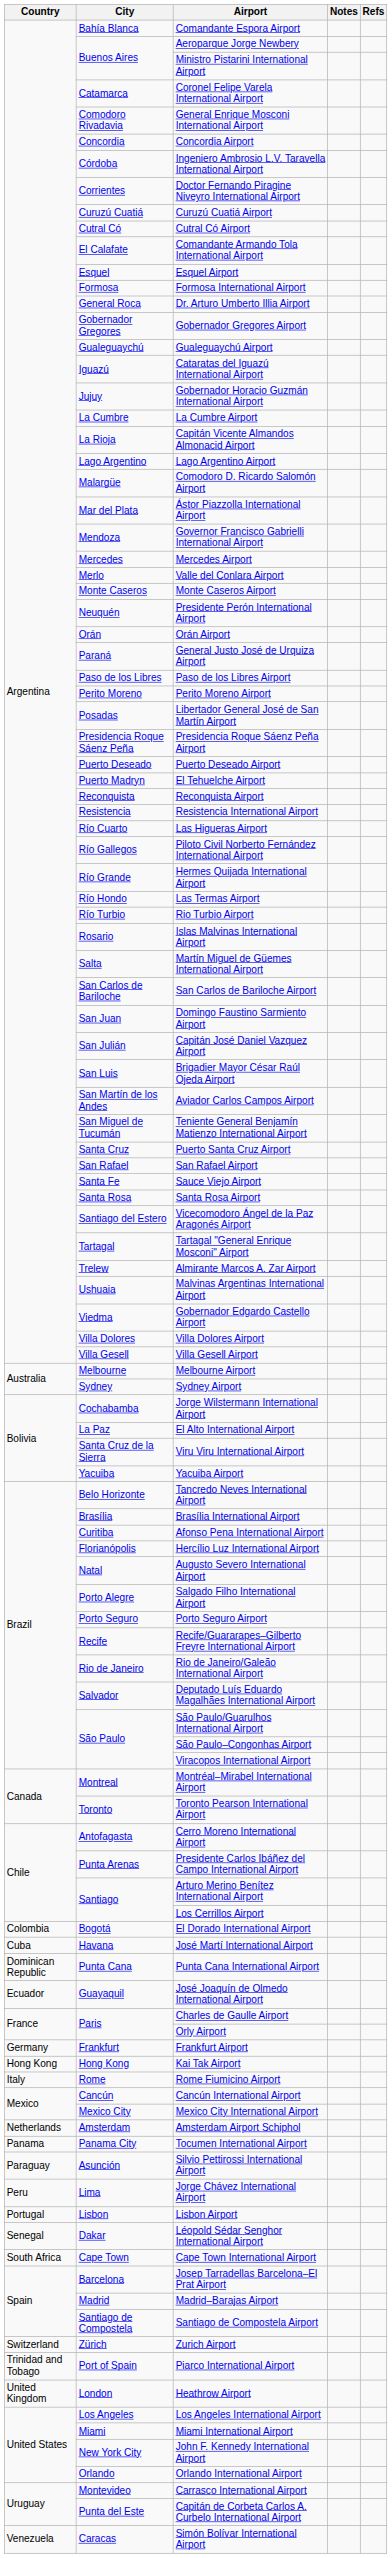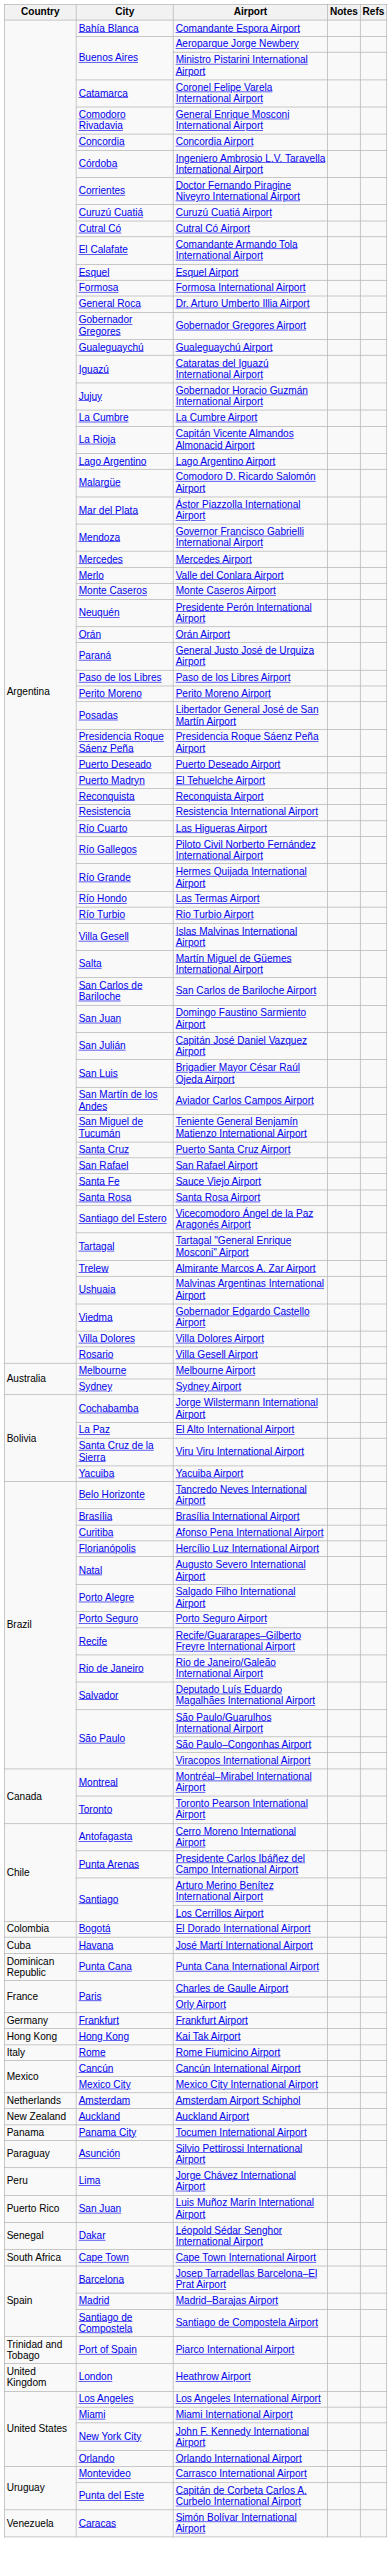(96, 937) Rosario -> (104, 937) Villa Gesell
(104, 1355) Villa Gesell -> (96, 1355) Rosario
- row: (232, 1994)
+ row: (212, 2116)
- row: (206, 2214)
+ row: (245, 2209)
- row: (206, 2344)
